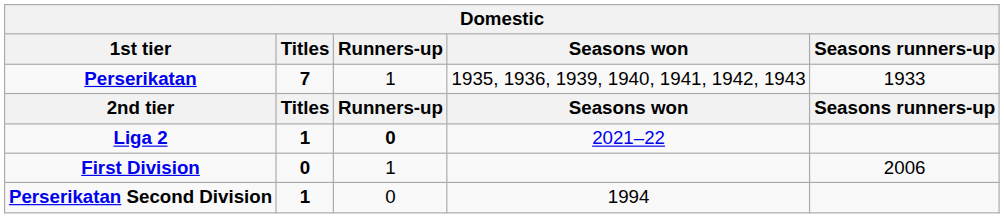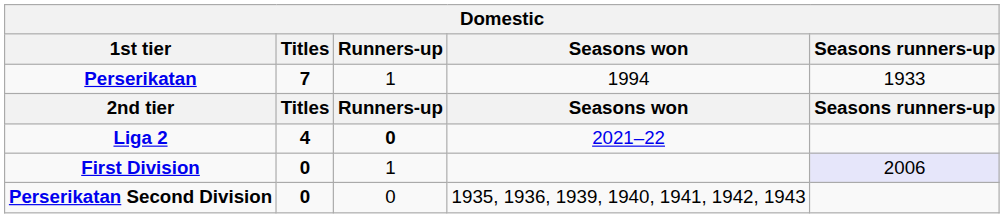(629, 78) 1935, 1936, 1939, 1940, 1941, 1942, 1943 -> (629, 78) 1994
(305, 138) 1 -> (305, 138) 4
(905, 167) no background -> (905, 167) lavender background
(305, 197) 1 -> (305, 197) 0
(629, 197) 1994 -> (629, 197) 1935, 1936, 1939, 1940, 1941, 1942, 1943
